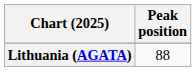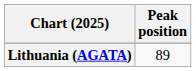(163, 54) 88 -> (163, 54) 89
